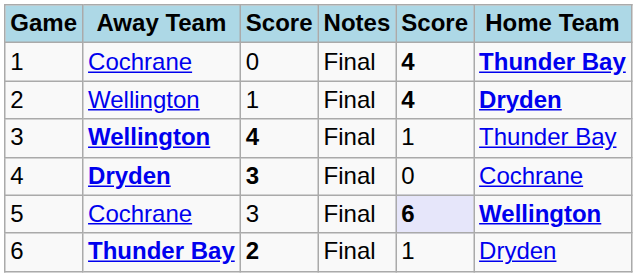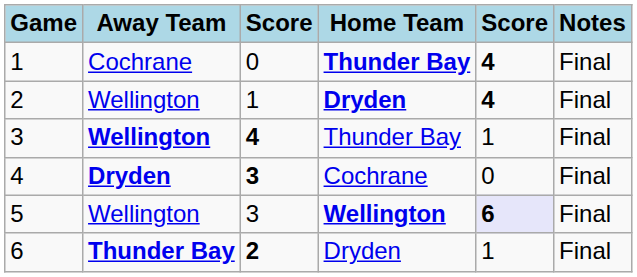columns swapped: (552, 23) <-> (357, 23)
(140, 213) Cochrane -> (144, 213) Wellington
